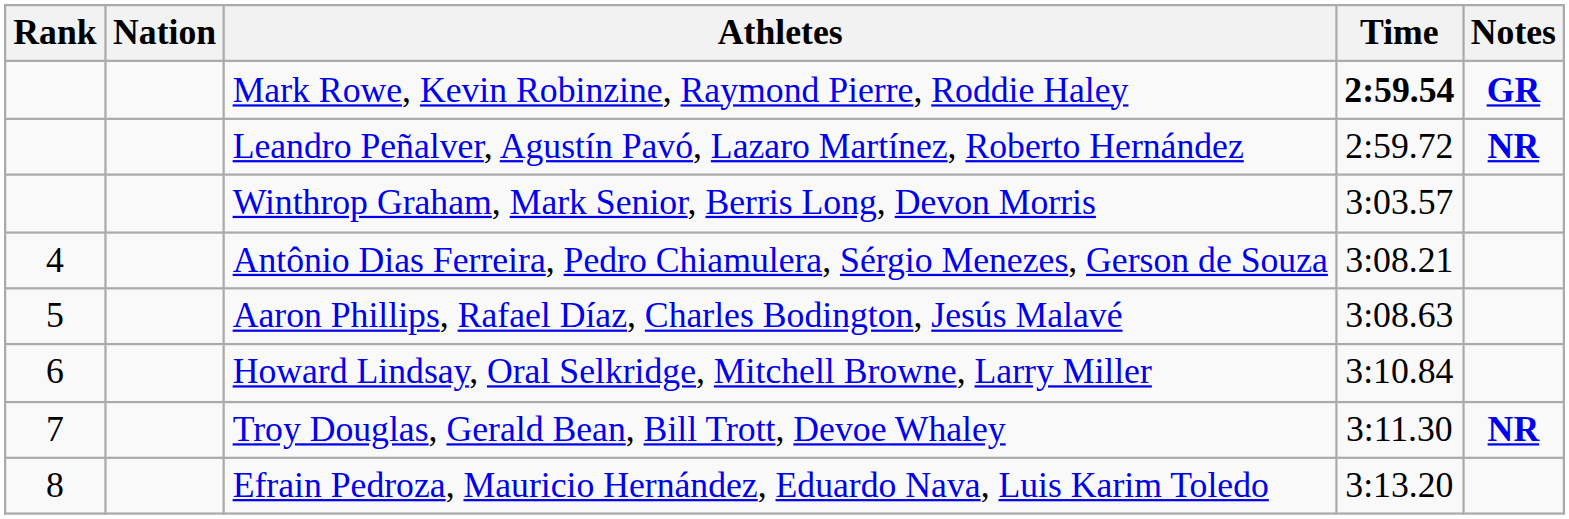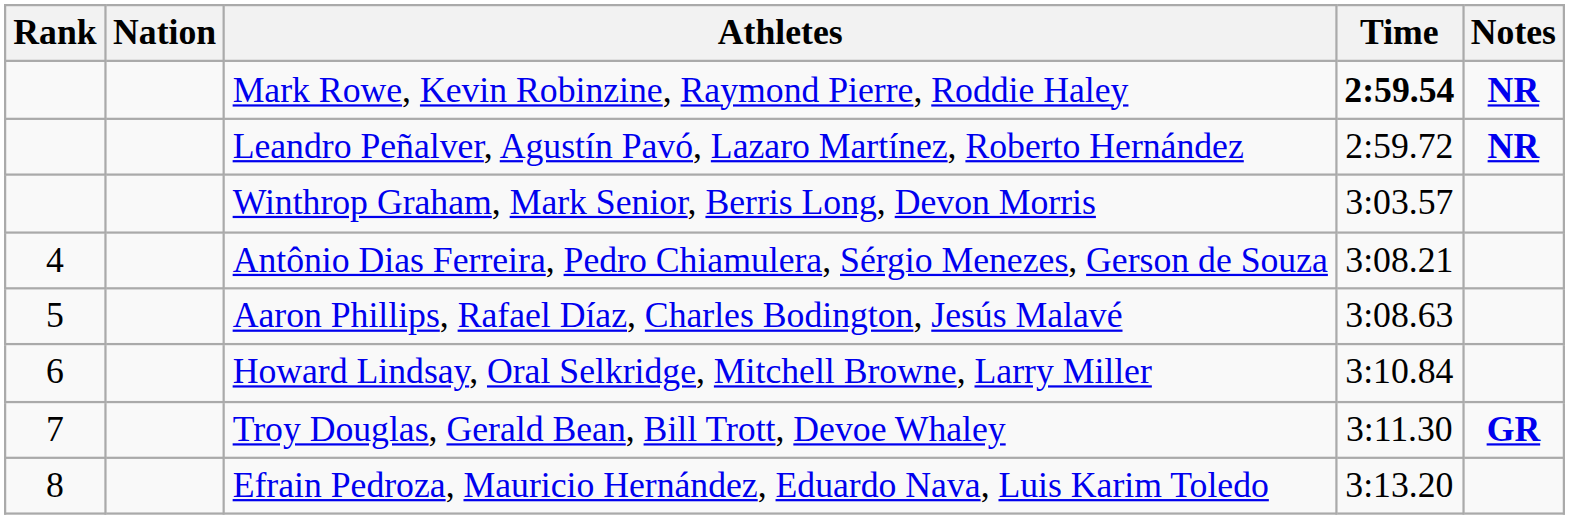(1513, 89) GR -> (1513, 89) NR
(1513, 428) NR -> (1513, 428) GR
